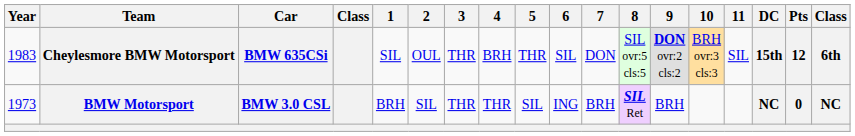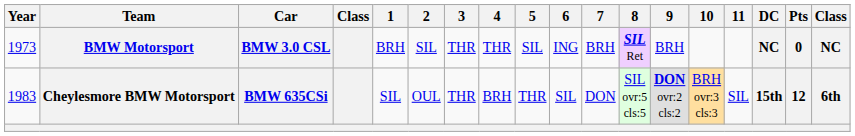rows swapped: (139, 104) <-> (139, 55)
